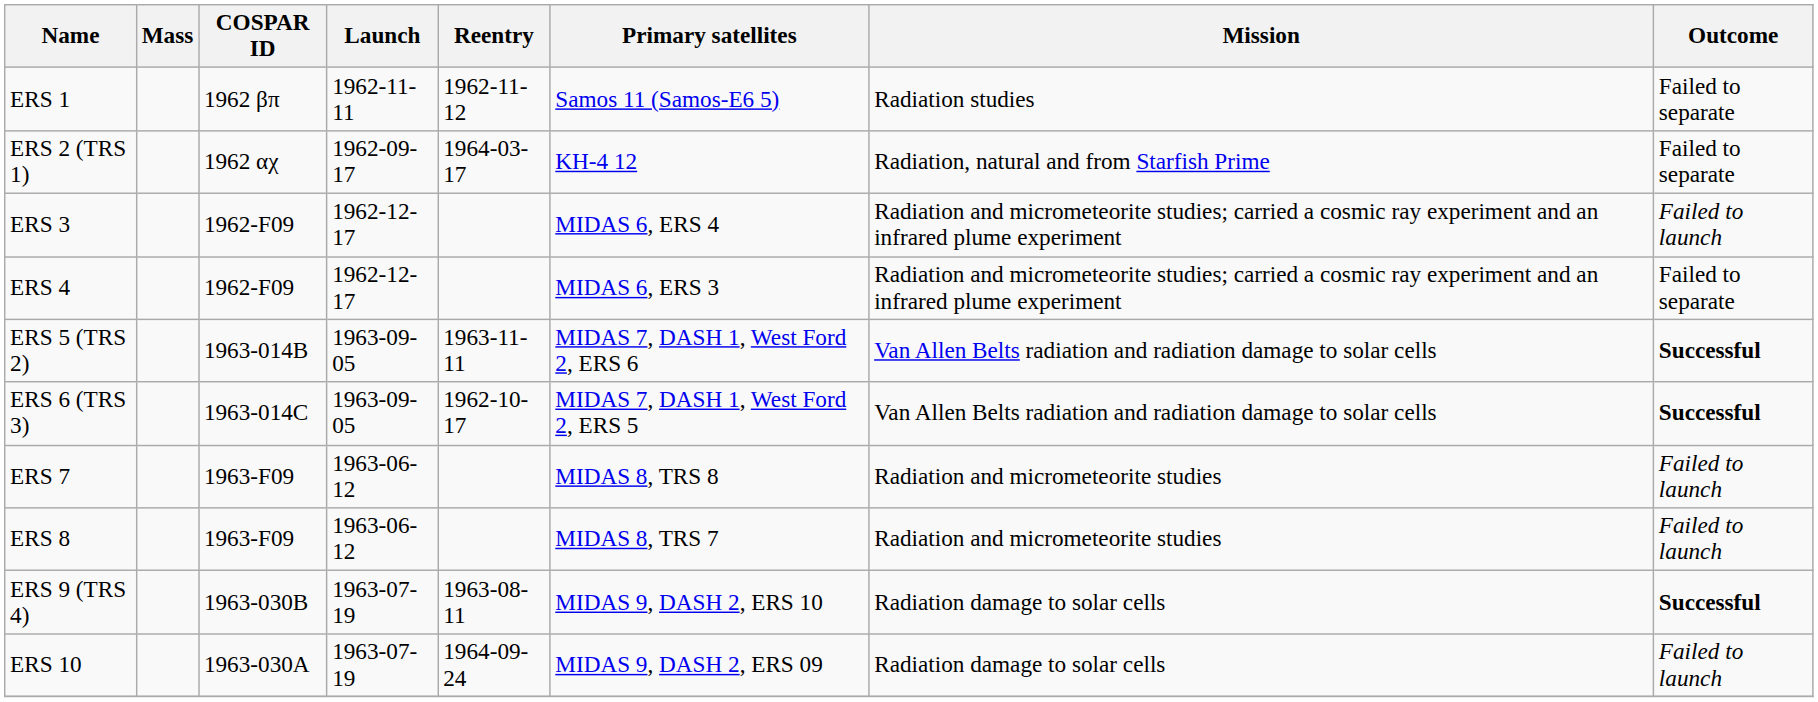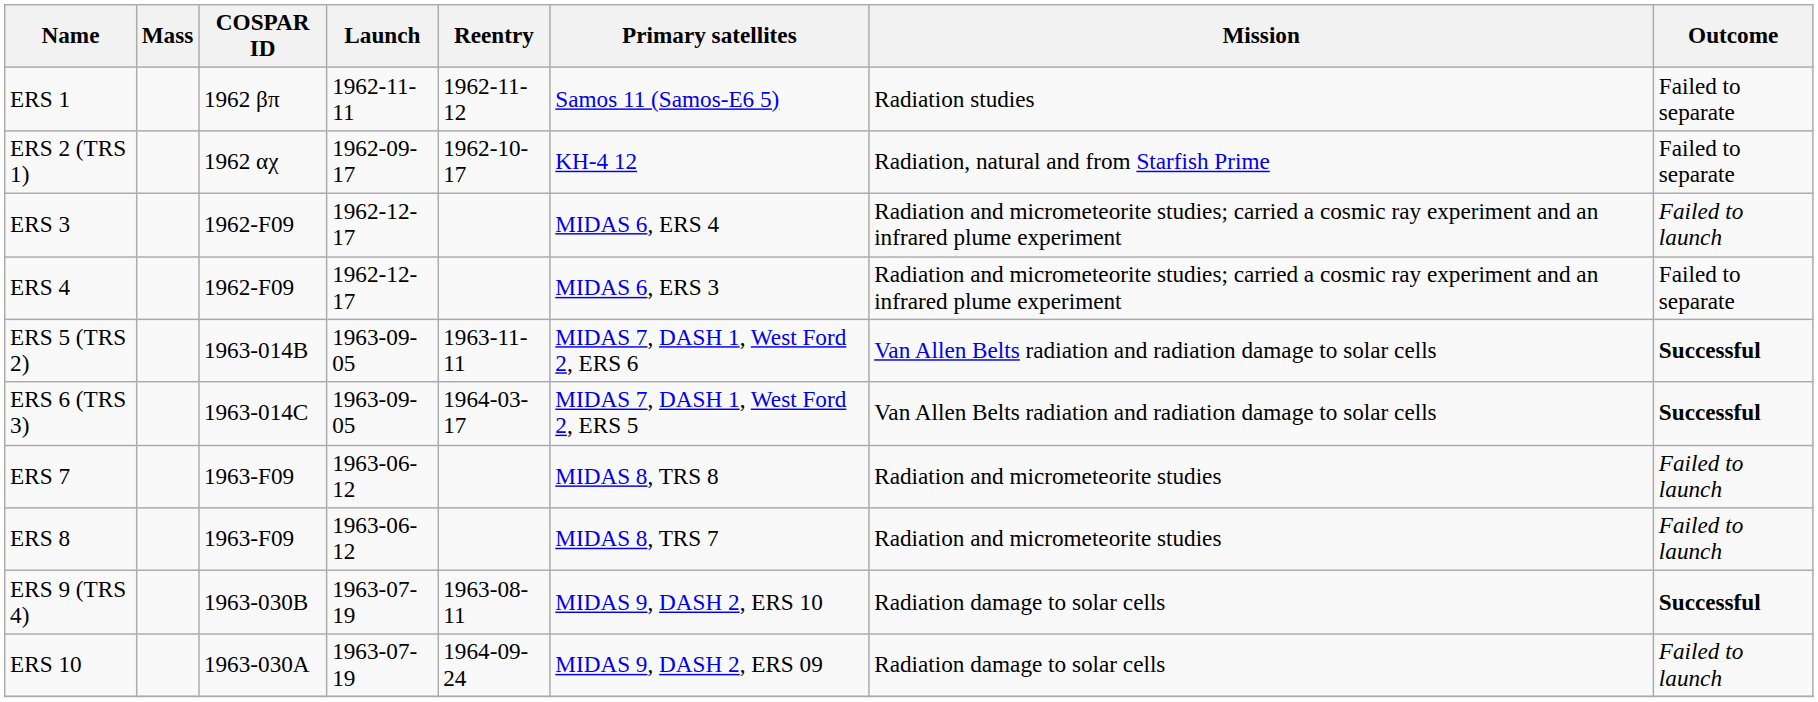(486, 161) 1964-03-17 -> (486, 161) 1962-10-17
(486, 413) 1962-10-17 -> (486, 413) 1964-03-17
